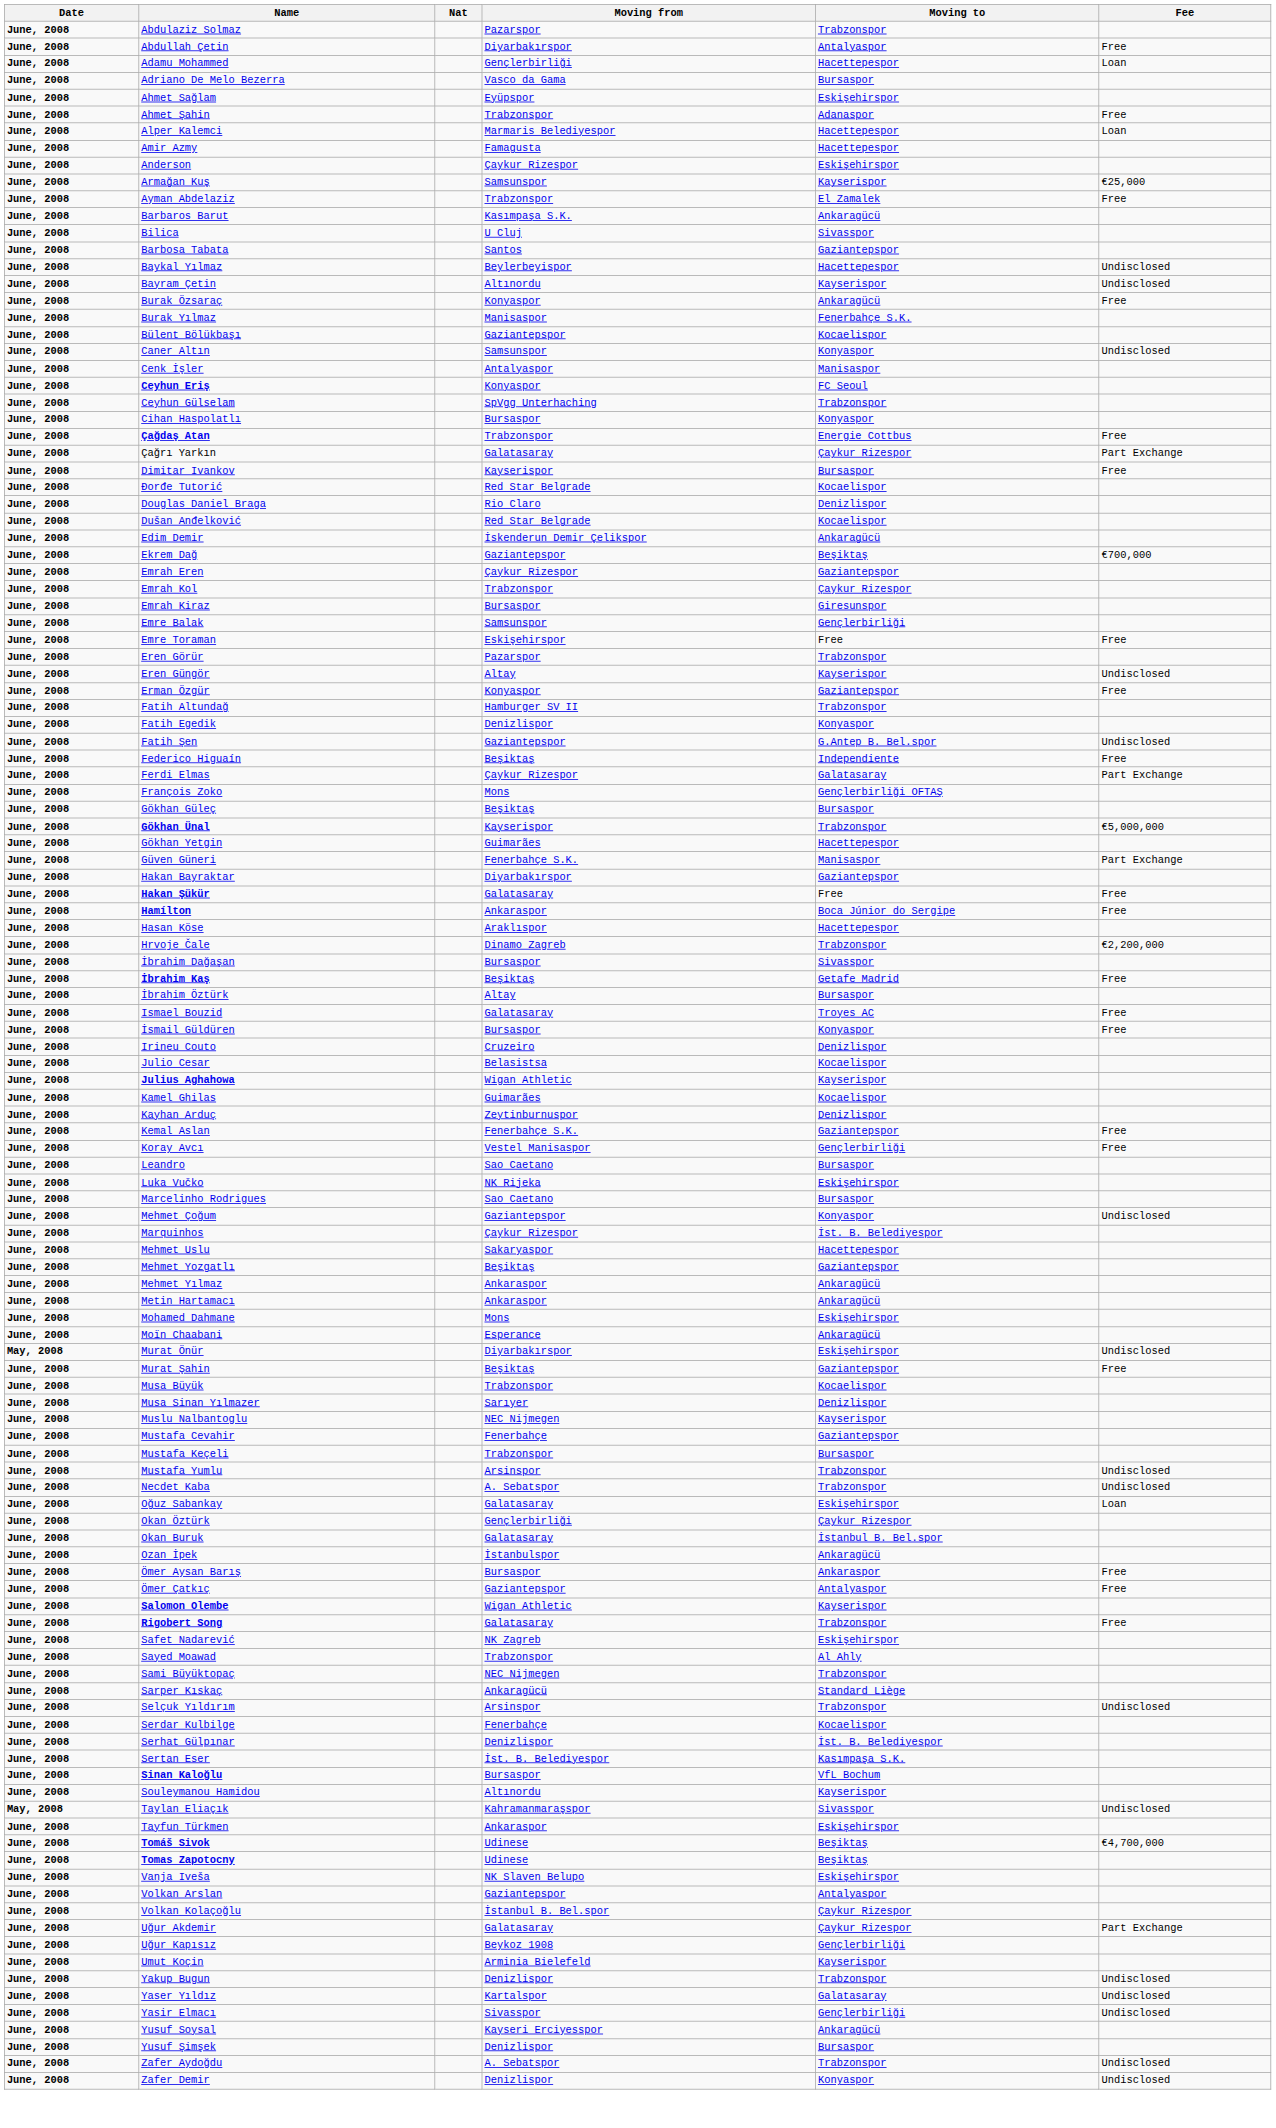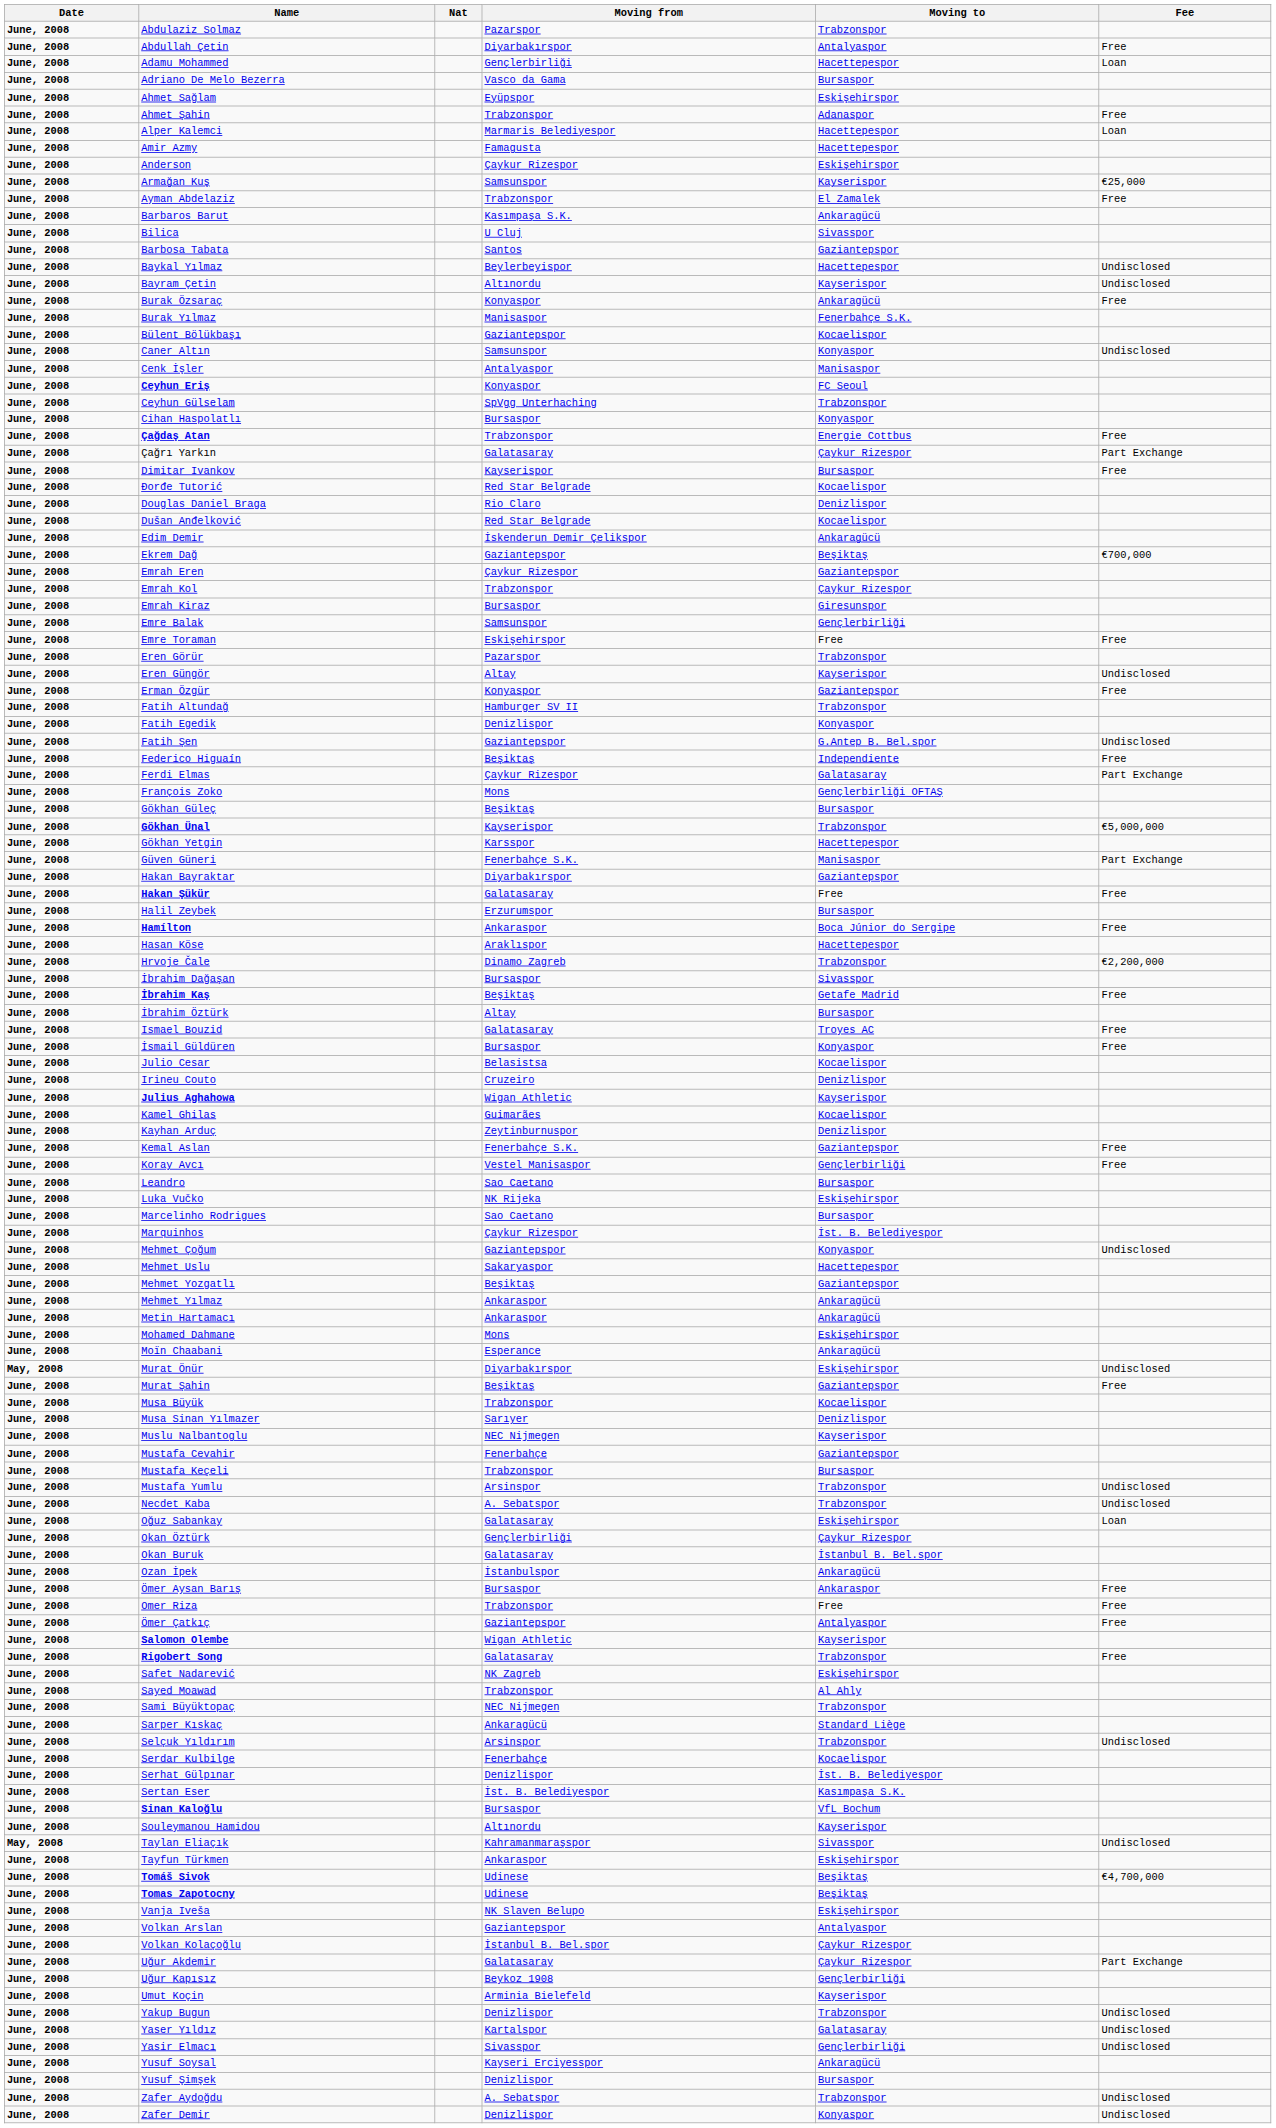(513, 843) Guimarães -> (509, 843) Karsspor
+ row: (179, 911)
rows swapped: (179, 1047) <-> (176, 1064)
rows swapped: (172, 1233) <-> (179, 1216)
+ row: (169, 1606)
